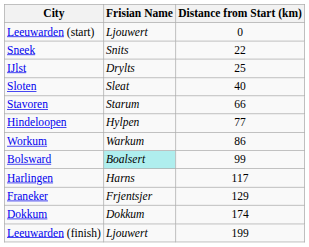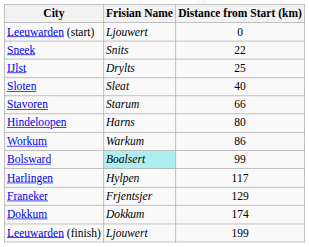(123, 123) Hylpen -> (120, 123) Harns
(240, 123) 77 -> (240, 123) 80
(120, 178) Harns -> (123, 178) Hylpen
